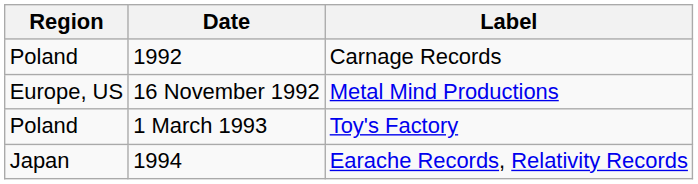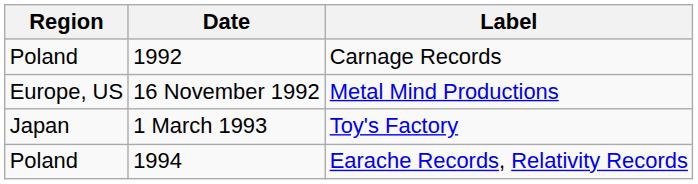(44, 126) Poland -> (40, 126) Japan
(40, 160) Japan -> (44, 160) Poland
